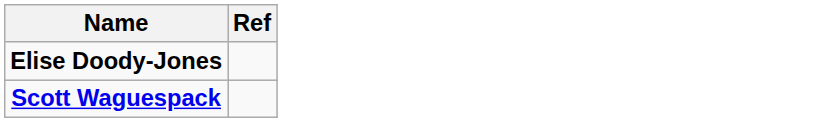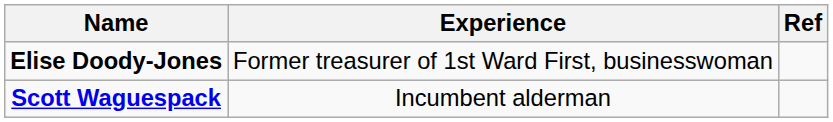+ column: (503, 23)
